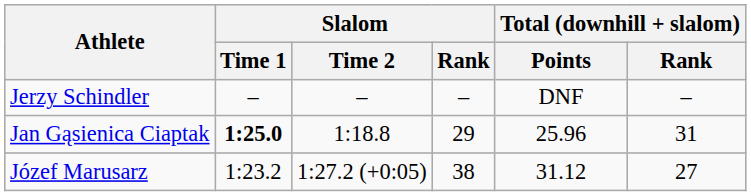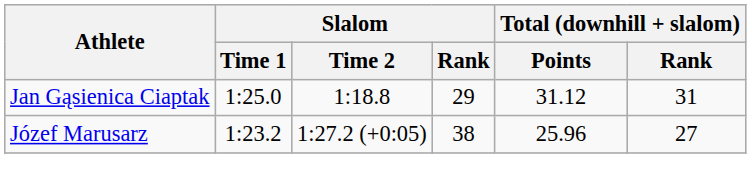- row: (80, 97)
(253, 134) bold -> (253, 97) normal
(561, 134) 25.96 -> (561, 97) 31.12
(561, 171) 31.12 -> (561, 134) 25.96
